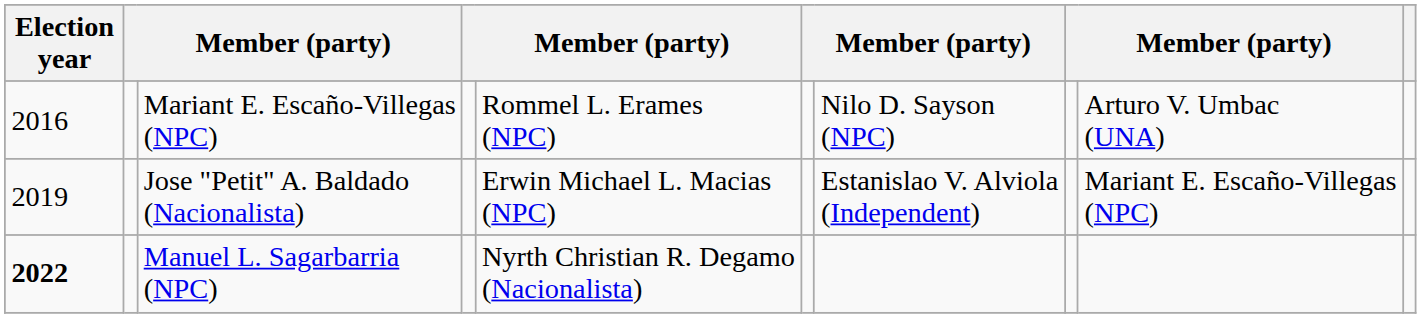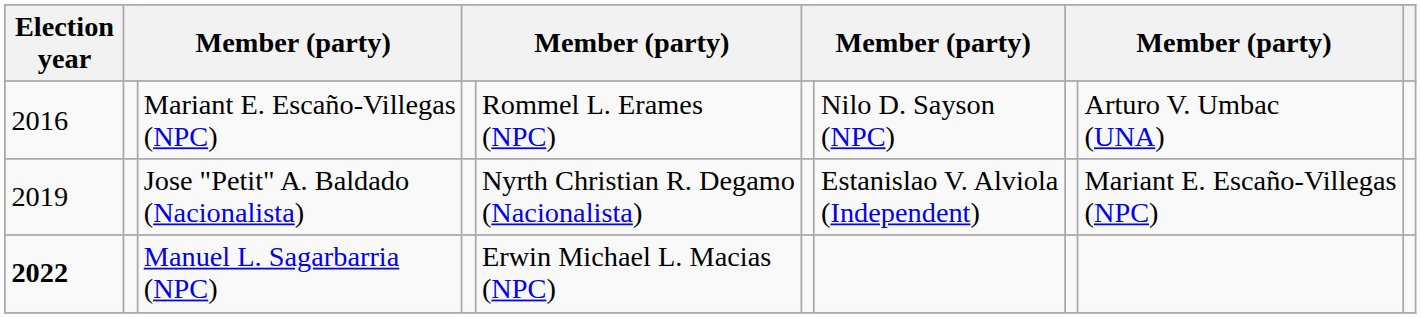(627, 196) Erwin Michael L. Macias (NPC) -> (638, 196) Nyrth Christian R. Degamo (Nacionalista)
(638, 273) Nyrth Christian R. Degamo (Nacionalista) -> (627, 273) Erwin Michael L. Macias (NPC)
